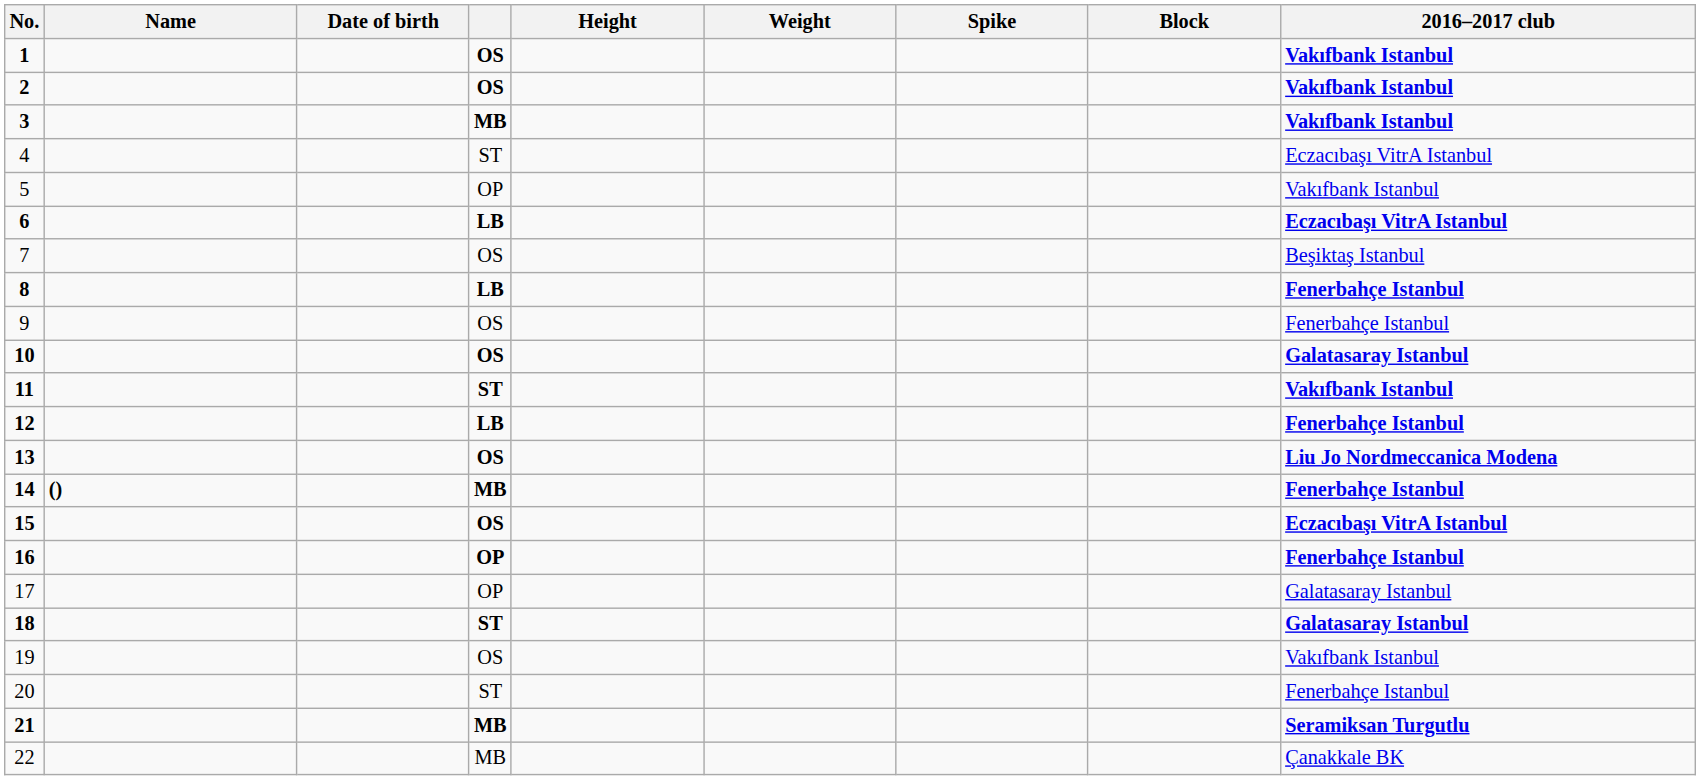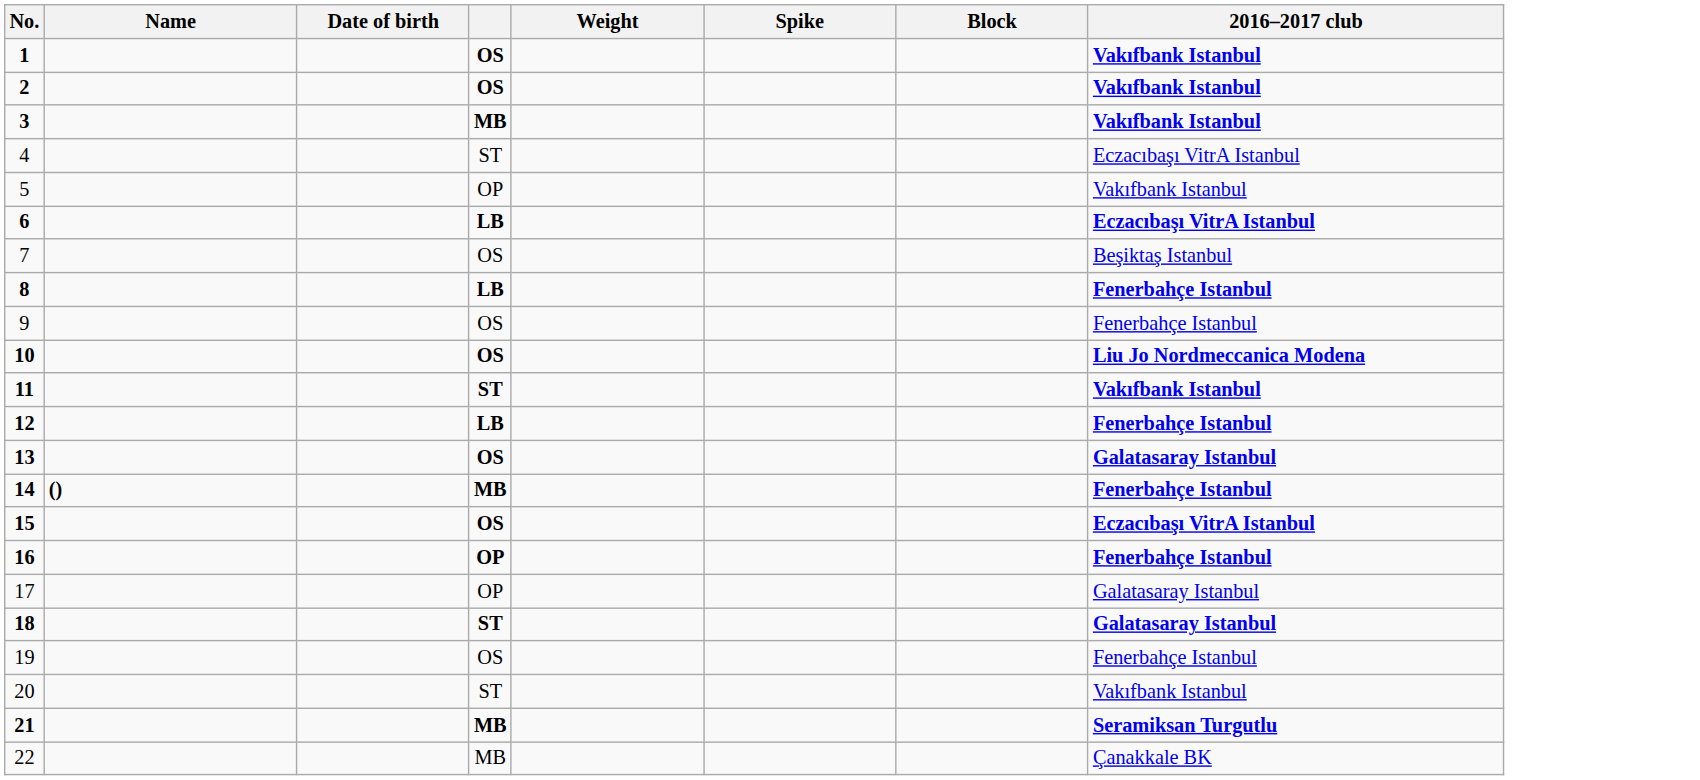- column: (608, 21)
(1377, 356) Galatasaray Istanbul -> (1229, 356) Liu Jo Nordmeccanica Modena
(1421, 456) Liu Jo Nordmeccanica Modena -> (1185, 456) Galatasaray Istanbul
(1362, 657) Vakıfbank Istanbul -> (1175, 657) Fenerbahçe Istanbul
(1367, 691) Fenerbahçe Istanbul -> (1170, 691) Vakıfbank Istanbul
